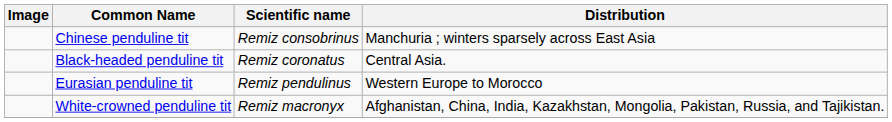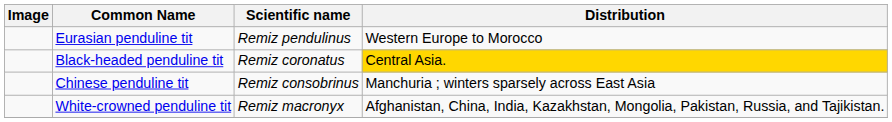rows swapped: (124, 83) <-> (122, 38)
(406, 60) no background -> (406, 60) gold background
